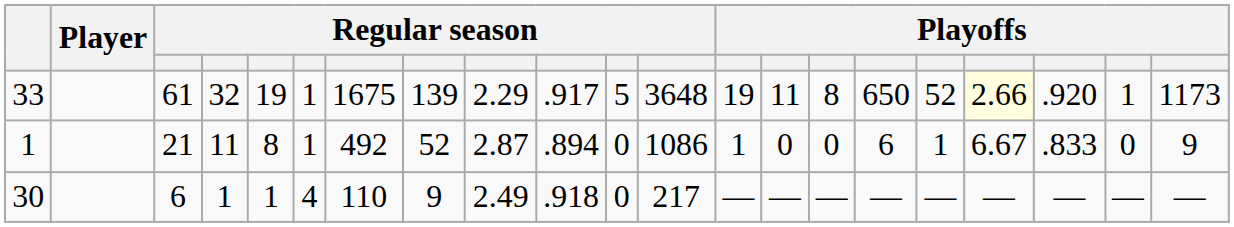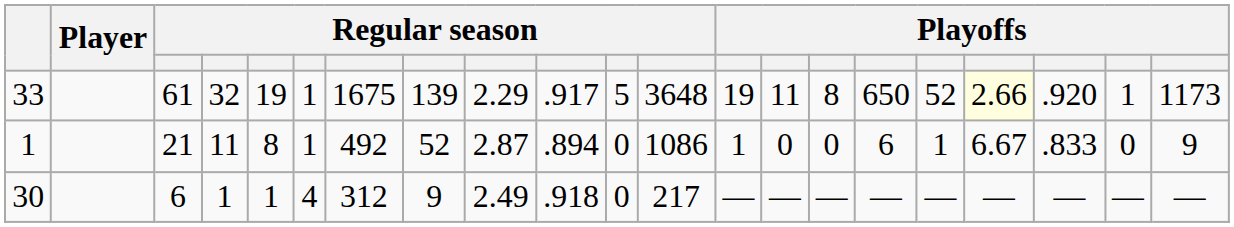(364, 195) 110 -> (364, 195) 312
